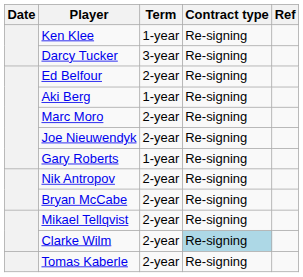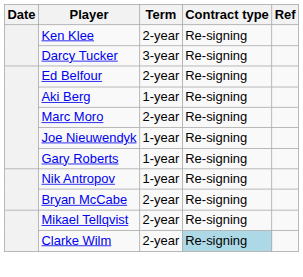(161, 35) 1-year -> (161, 35) 2-year
(161, 138) 2-year -> (161, 138) 1-year
(161, 179) 2-year -> (161, 179) 1-year
- row: (85, 261)
